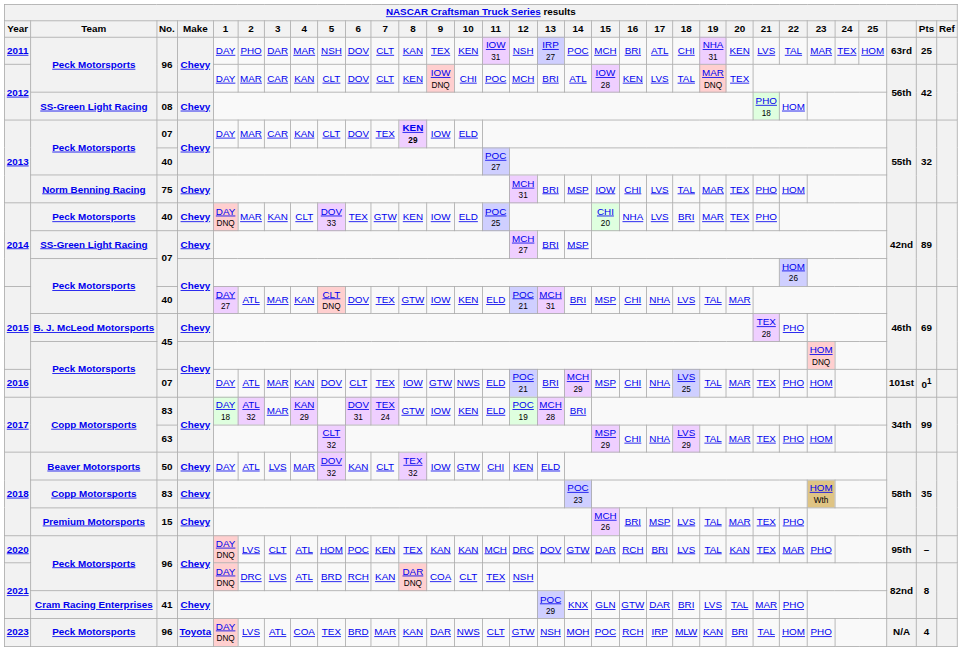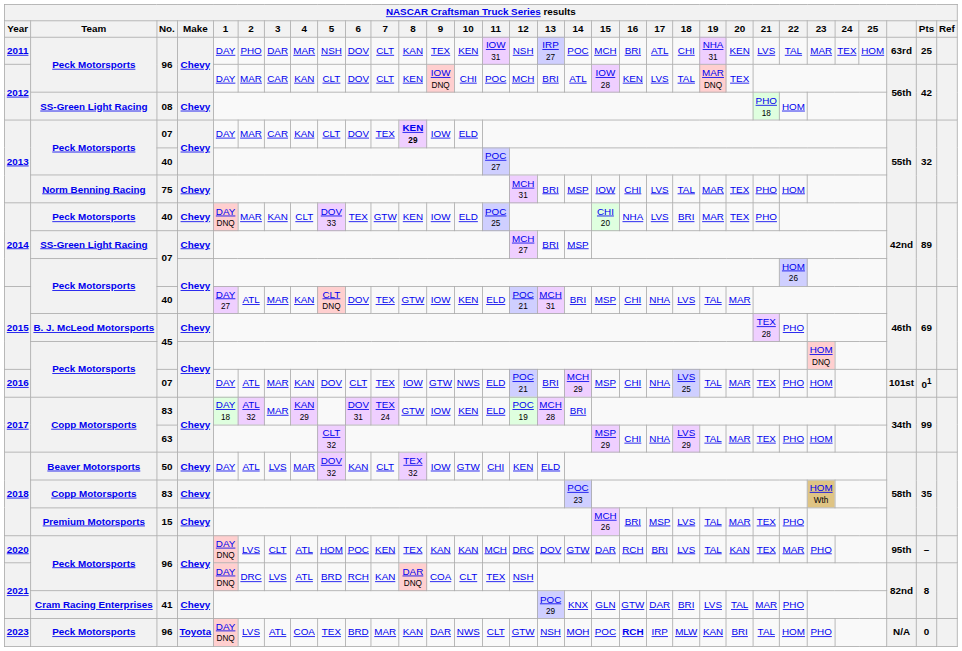(633, 632) normal -> (633, 632) bold
(927, 632) 4 -> (927, 632) 0
